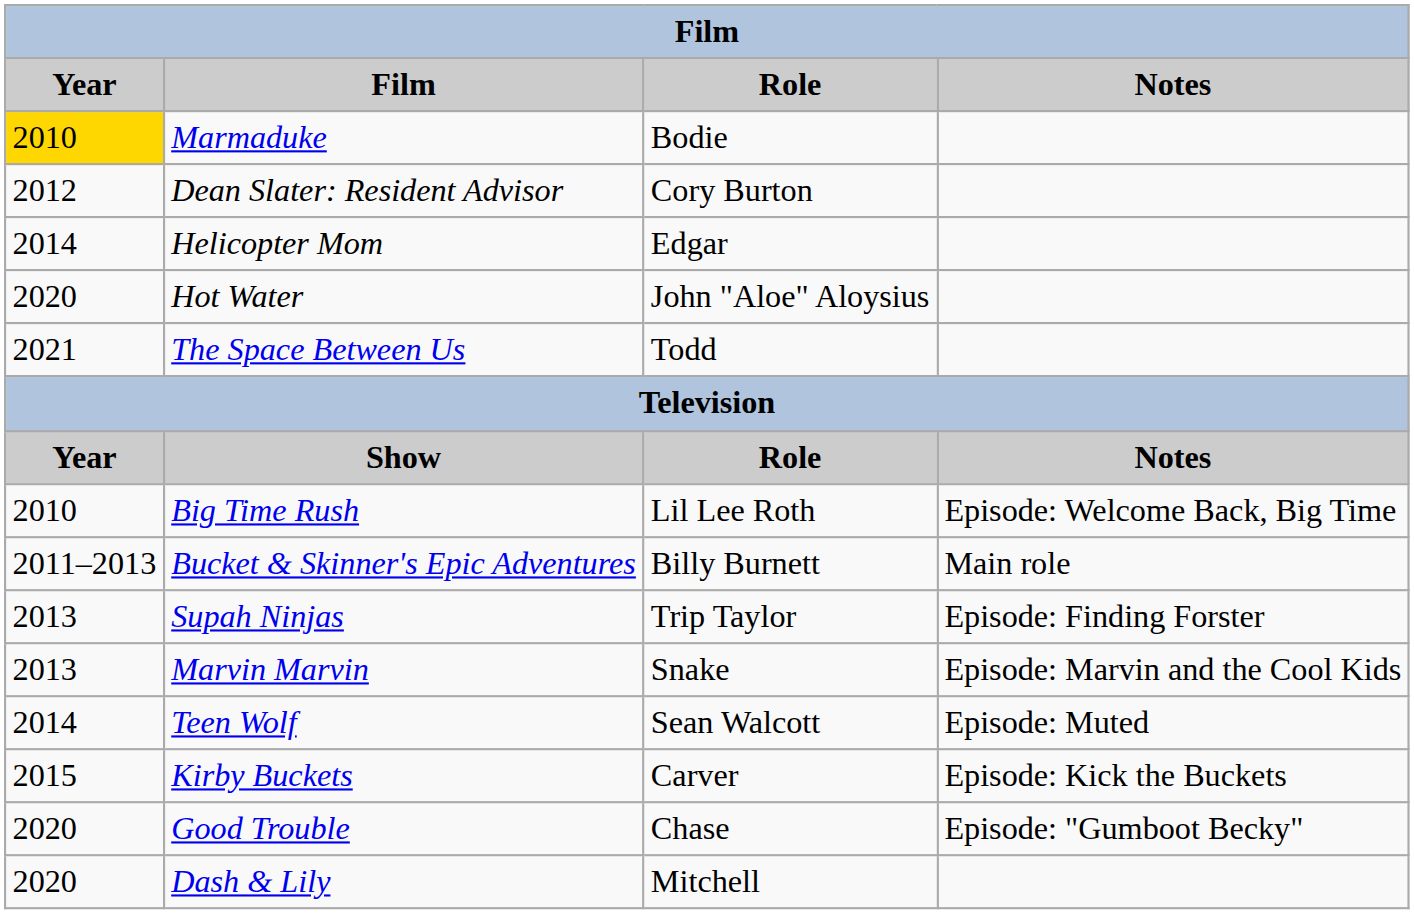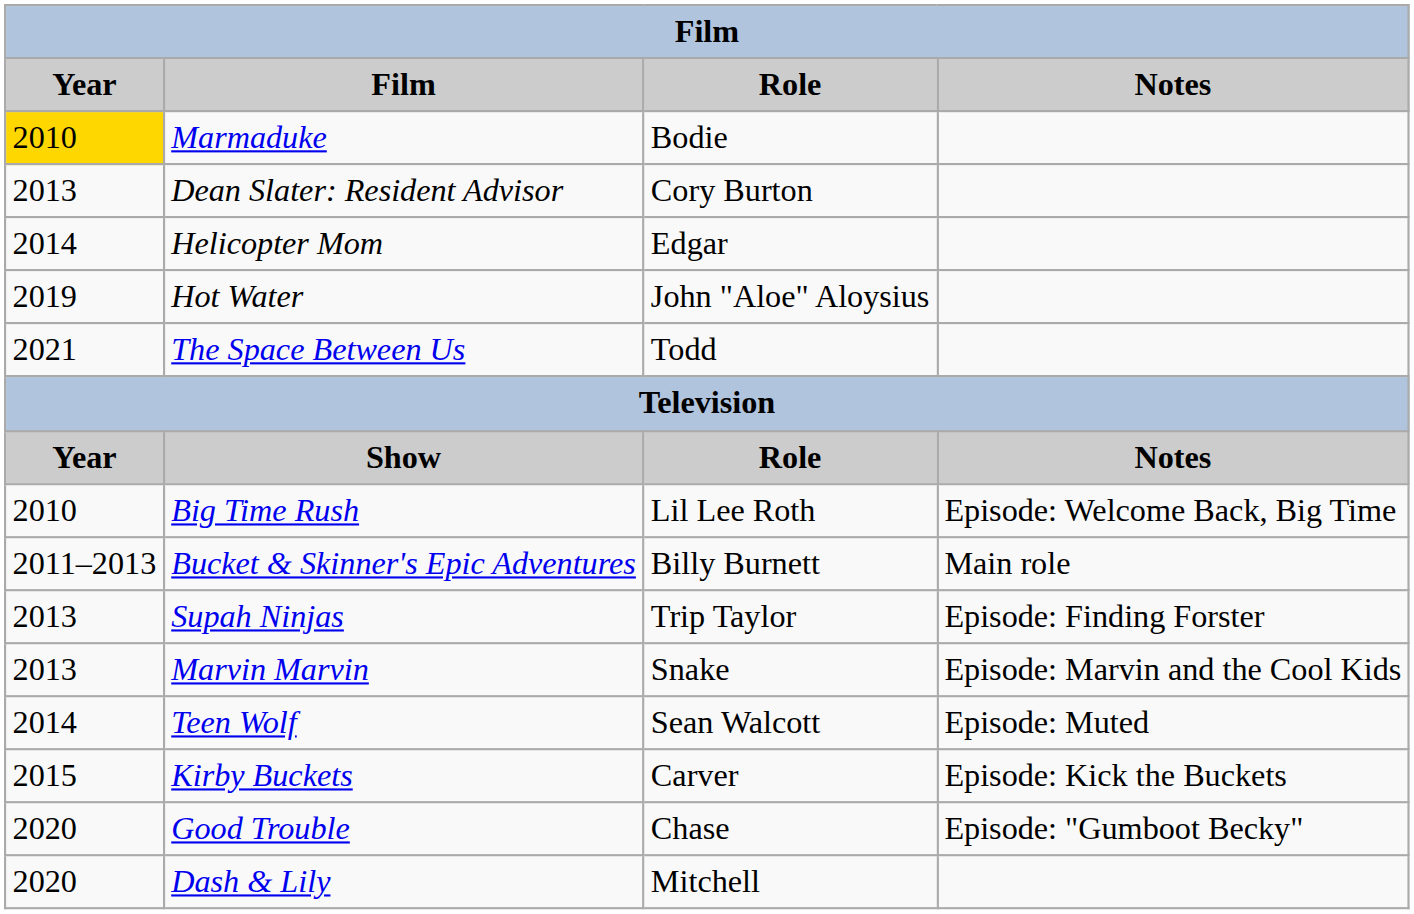(45, 190) 2012 -> (45, 190) 2013
(45, 296) 2020 -> (45, 296) 2019
